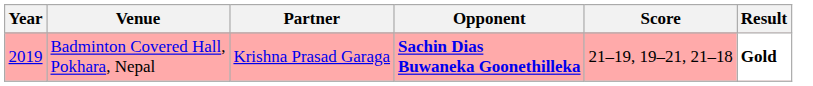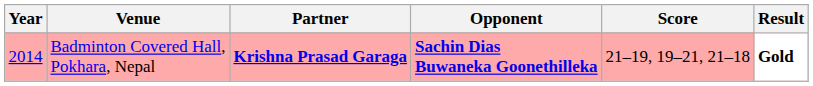(26, 56) 2019 -> (26, 56) 2014
(312, 56) normal -> (320, 56) bold
